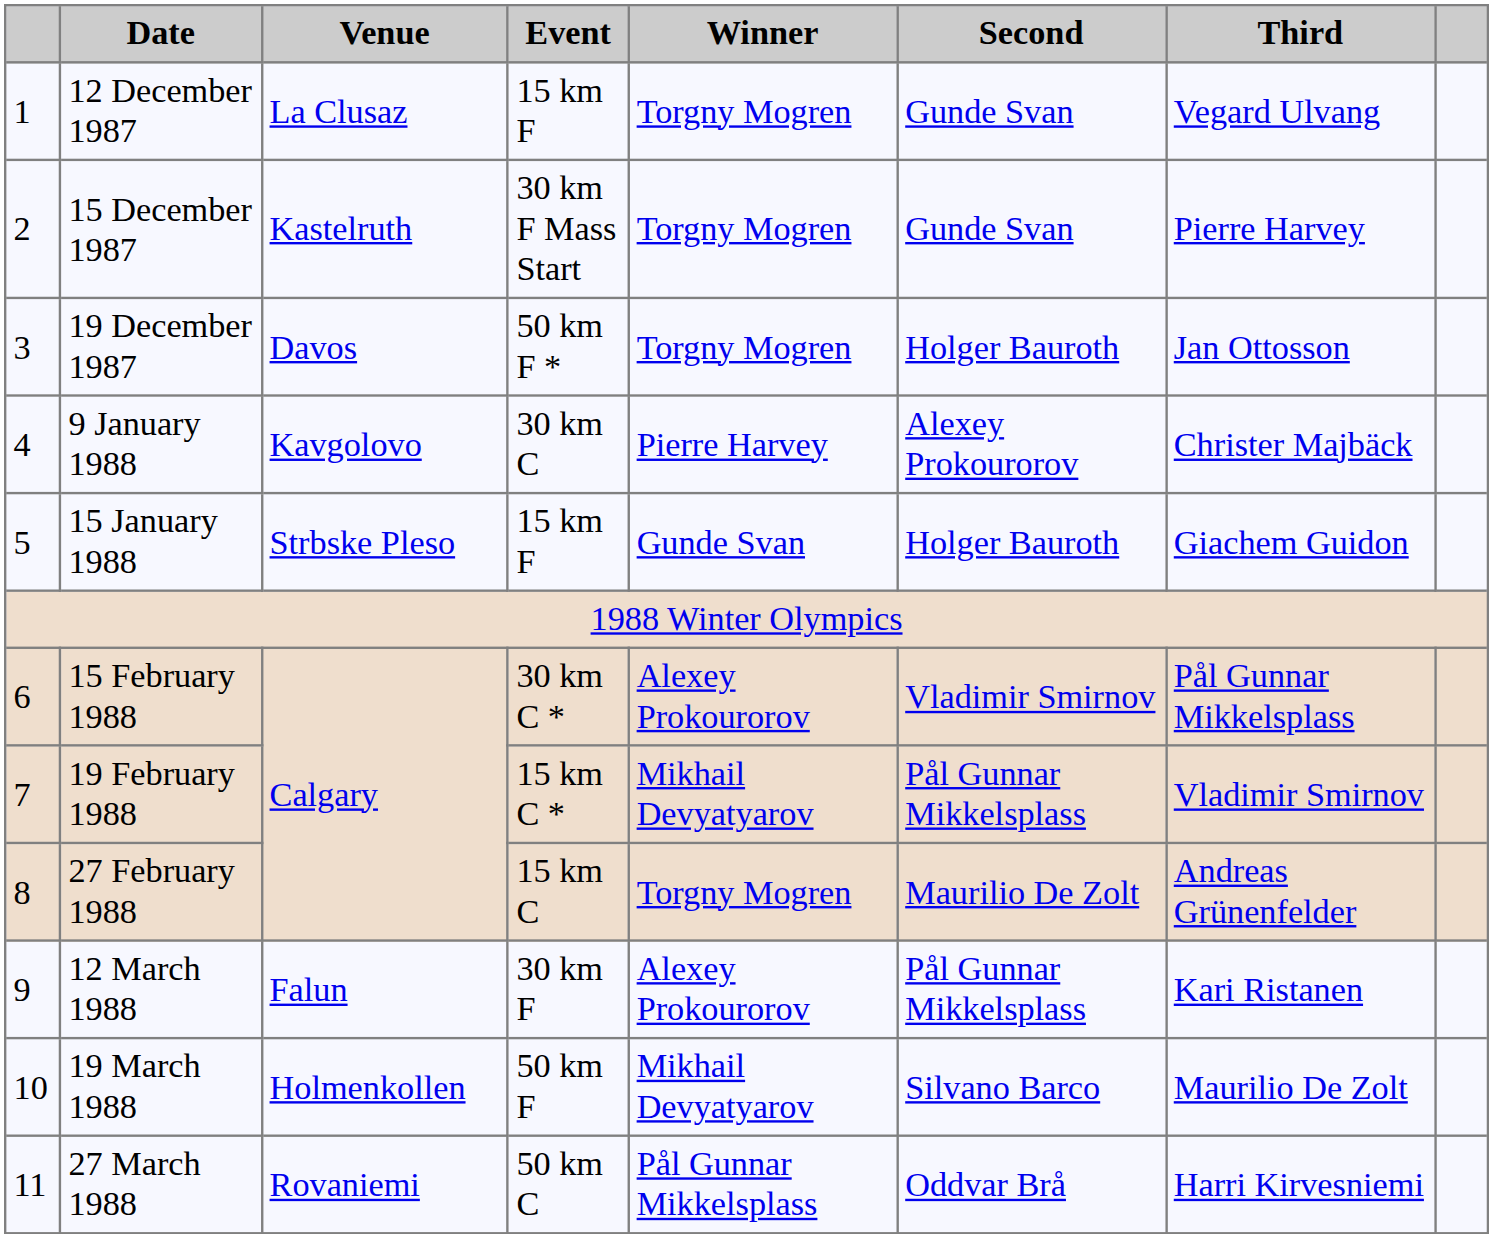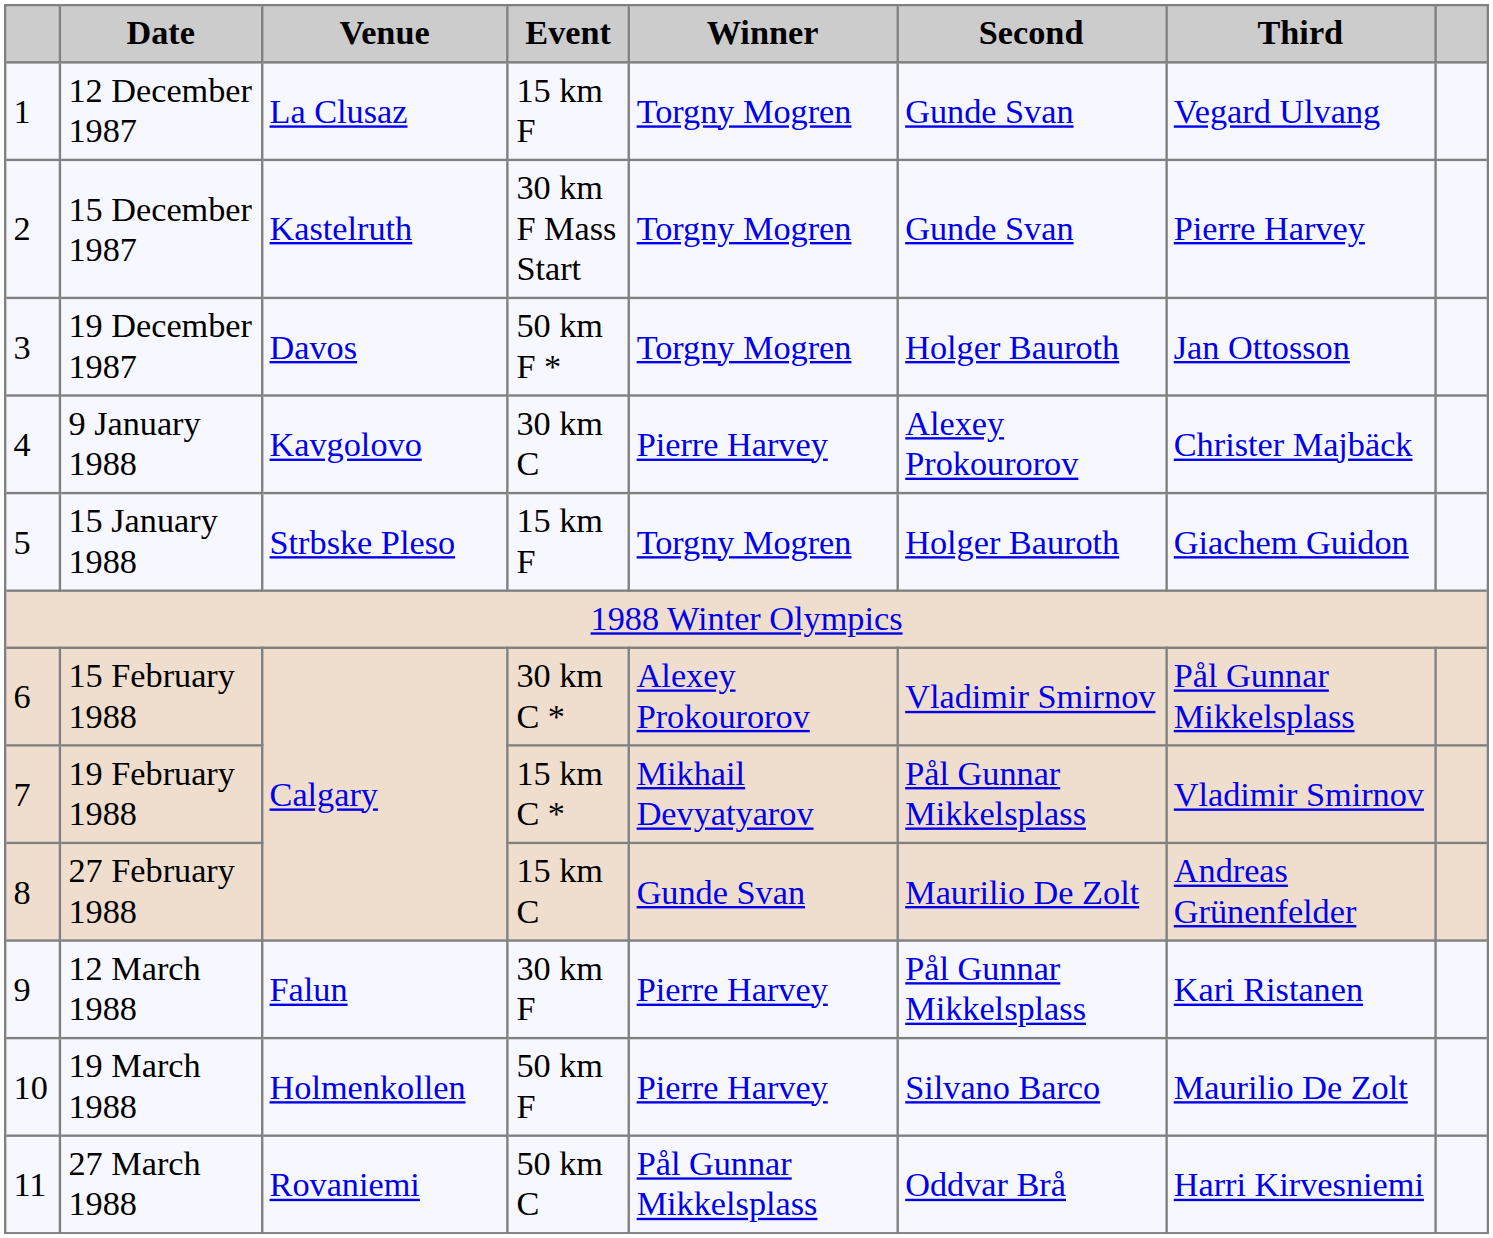(721, 541) Gunde Svan -> (744, 541) Torgny Mogren
(744, 891) Torgny Mogren -> (721, 891) Gunde Svan
(723, 988) Alexey Prokourorov -> (732, 988) Pierre Harvey
(725, 1086) Mikhail Devyatyarov -> (732, 1086) Pierre Harvey
